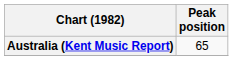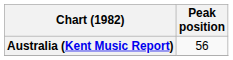(202, 45) 65 -> (202, 45) 56
